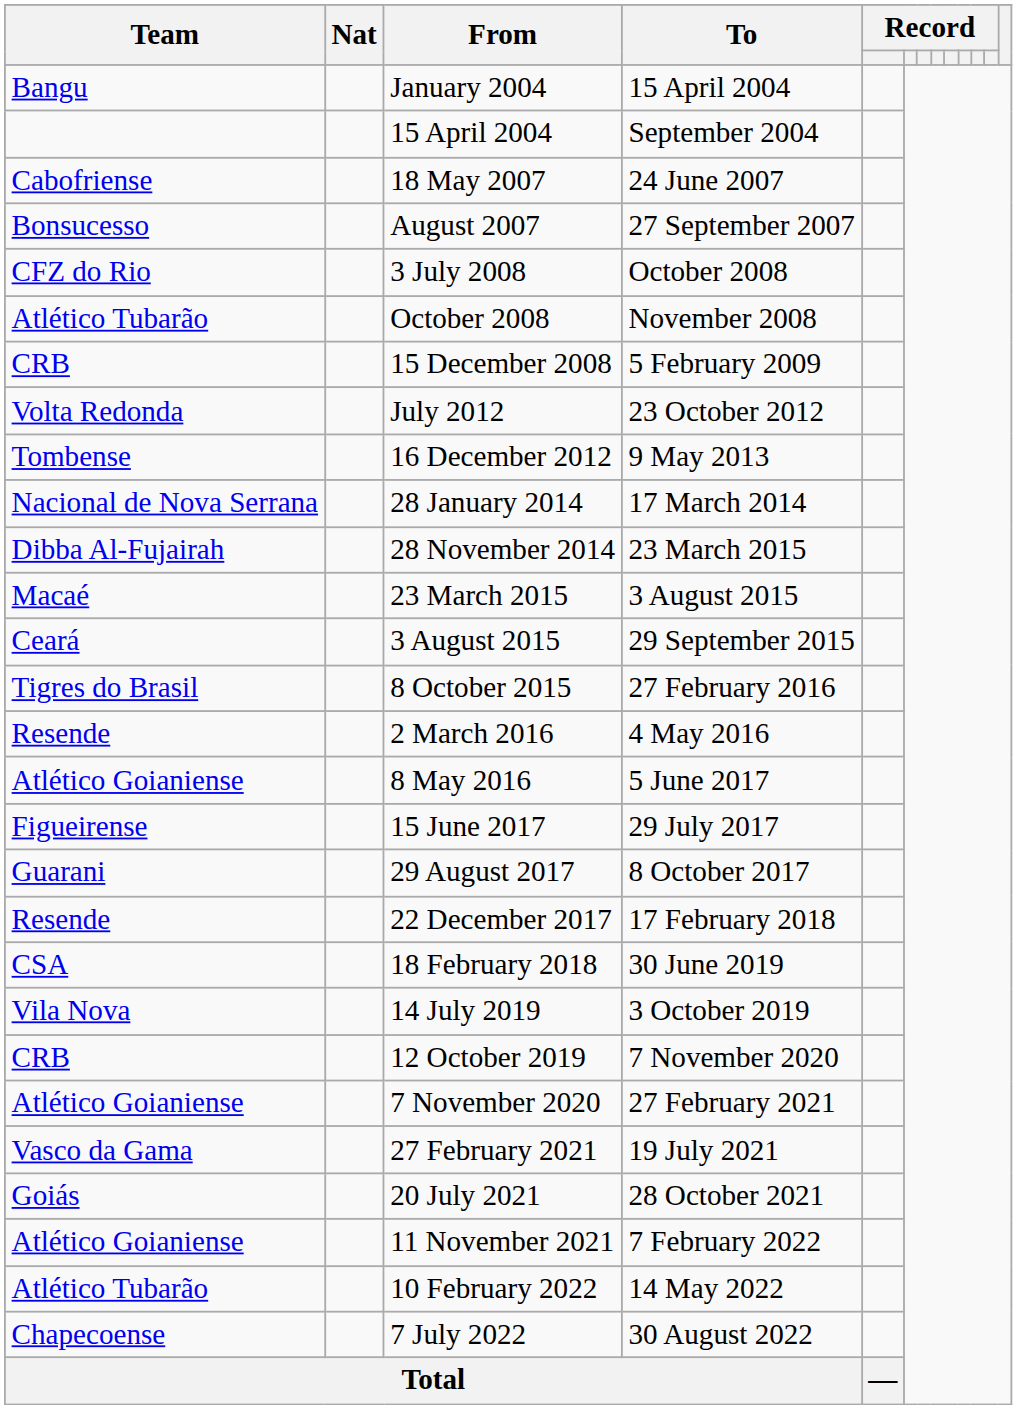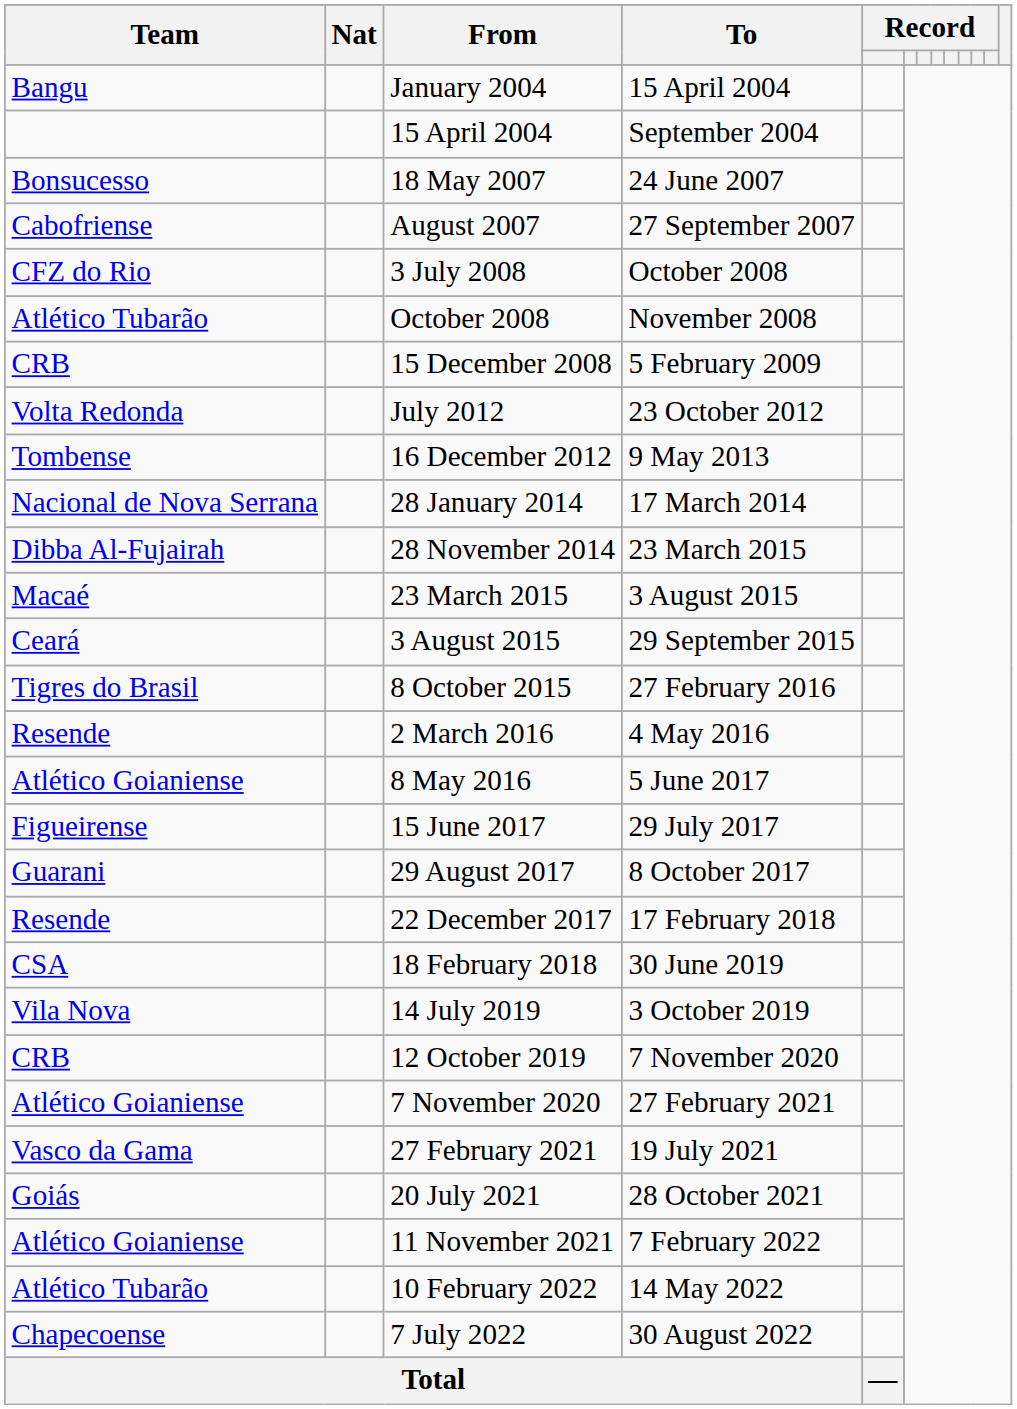(82, 179) Cabofriense -> (80, 179) Bonsucesso
(80, 225) Bonsucesso -> (82, 225) Cabofriense
